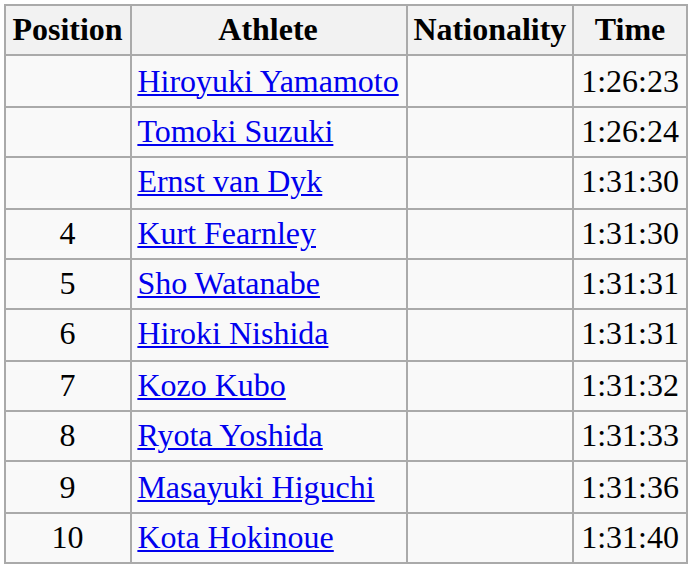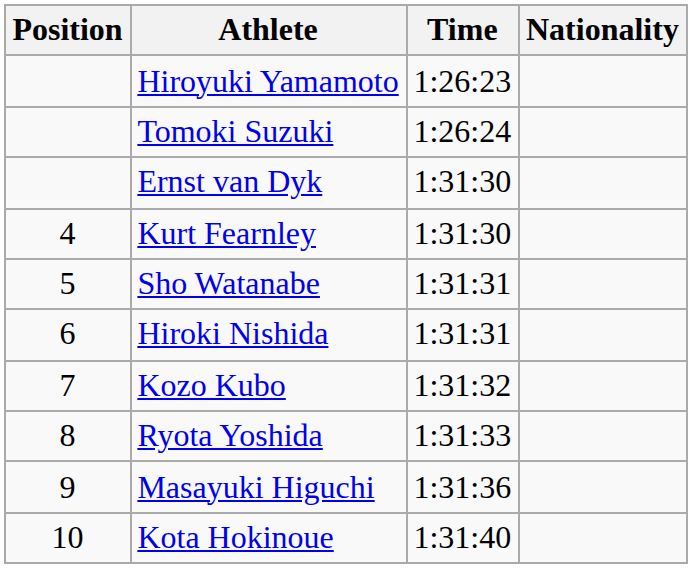columns swapped: (490, 29) <-> (630, 29)
